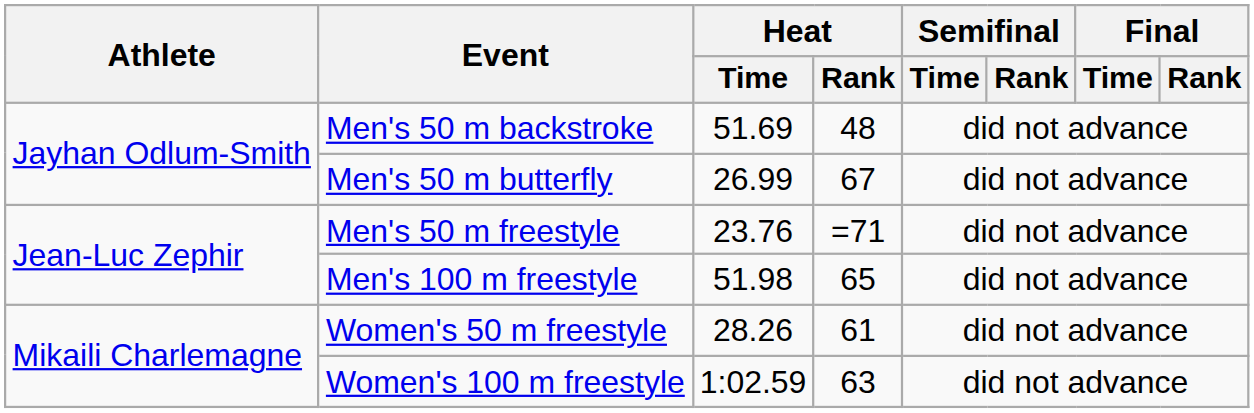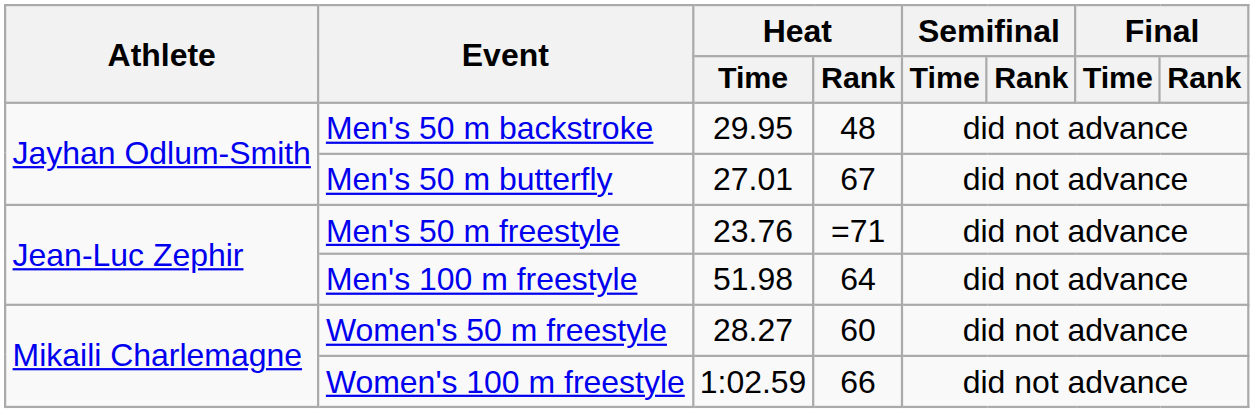(753, 129) 51.69 -> (753, 129) 29.95
(753, 179) 26.99 -> (753, 179) 27.01
(858, 280) 65 -> (858, 280) 64
(753, 331) 28.26 -> (753, 331) 28.27
(858, 331) 61 -> (858, 331) 60
(858, 381) 63 -> (858, 381) 66
